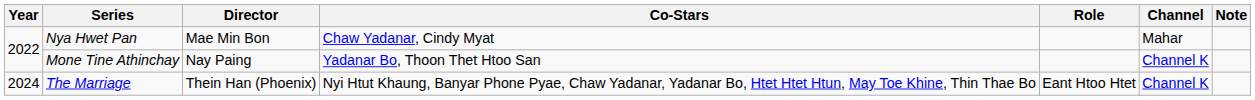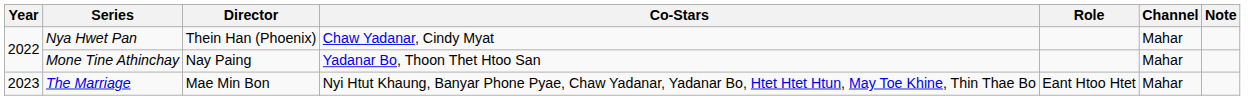(228, 38) Mae Min Bon -> (251, 38) Thein Han (Phoenix)
(1176, 60) Channel K -> (1163, 60) Mahar
(24, 83) 2024 -> (24, 83) 2023
(251, 83) Thein Han (Phoenix) -> (228, 83) Mae Min Bon
(1176, 83) Channel K -> (1163, 83) Mahar
